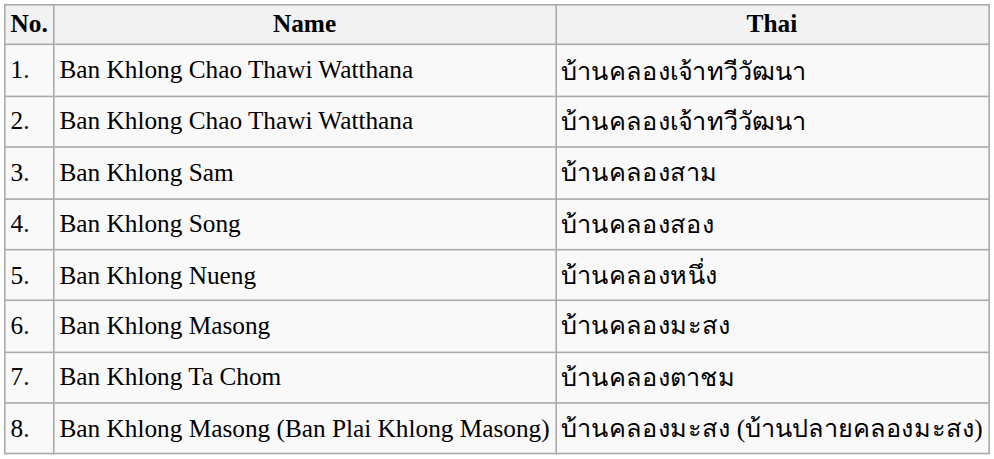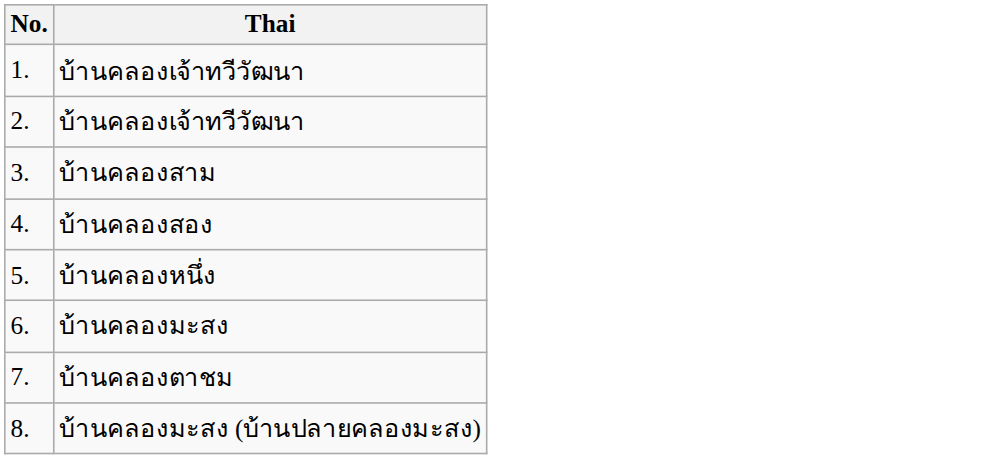- column: (305, 24)
